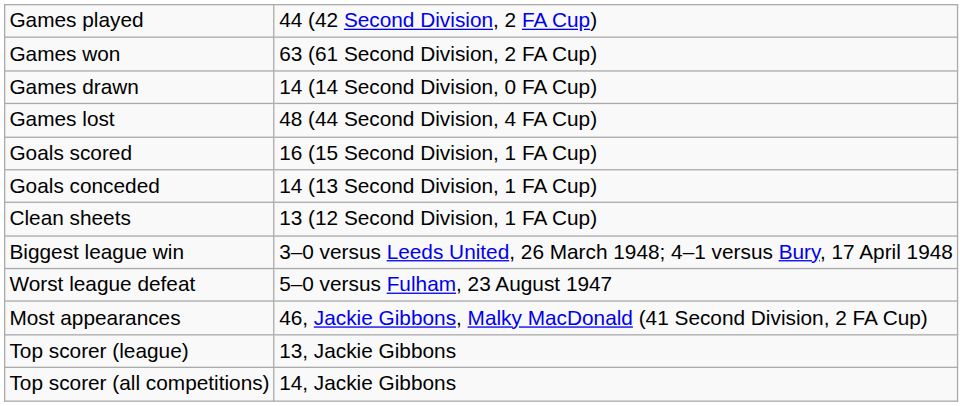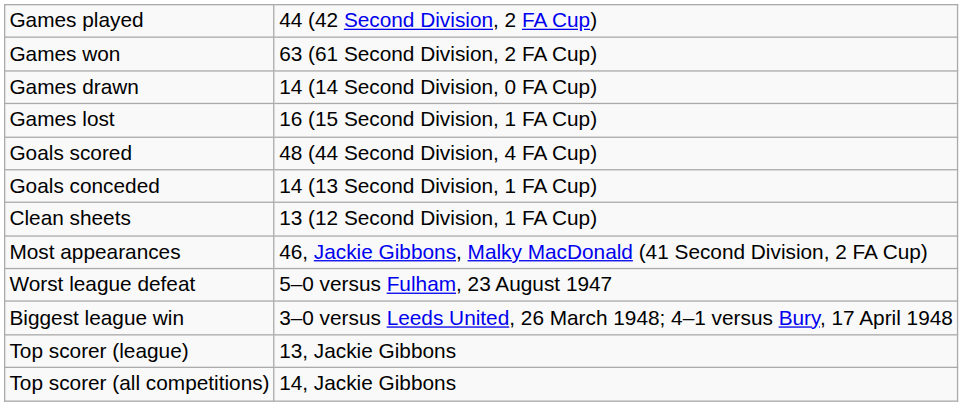(438, 119) 48 (44 Second Division, 4 FA Cup) -> (438, 119) 16 (15 Second Division, 1 FA Cup)
(438, 152) 16 (15 Second Division, 1 FA Cup) -> (438, 152) 48 (44 Second Division, 4 FA Cup)
rows swapped: (97, 251) <-> (95, 317)
